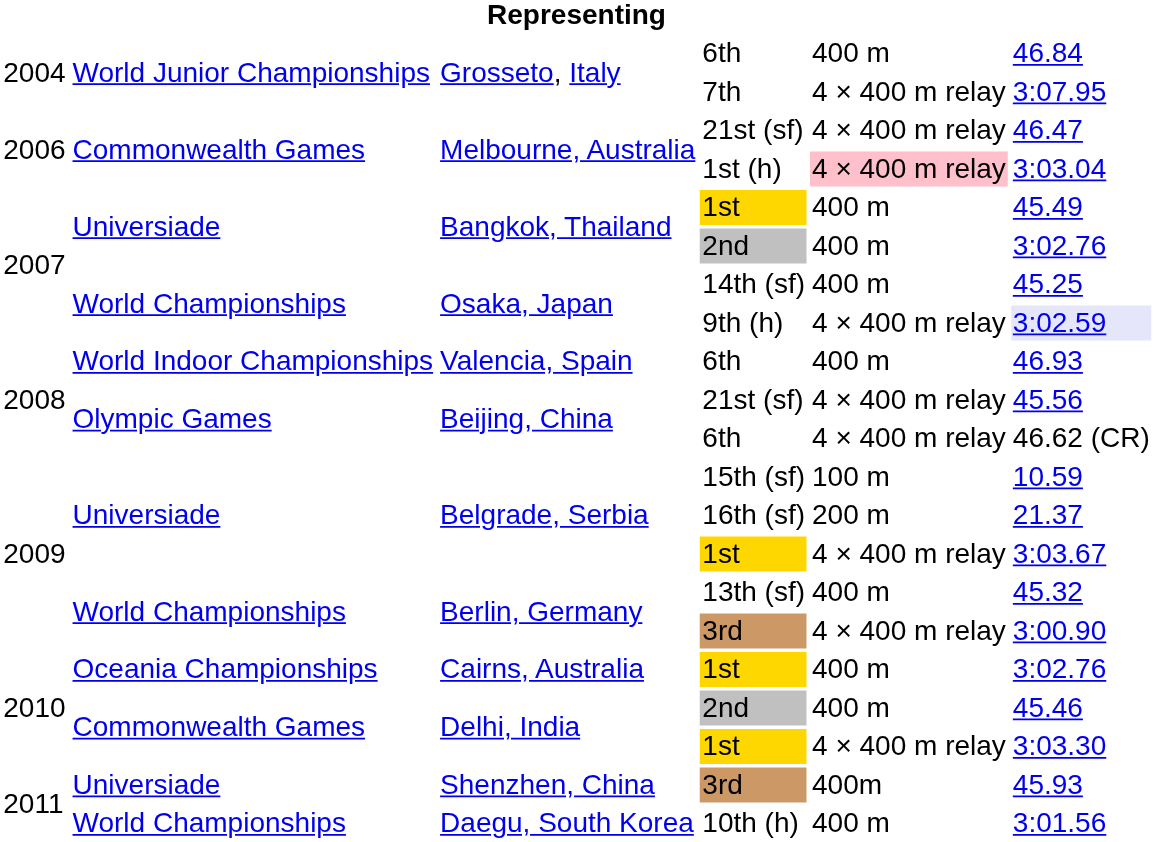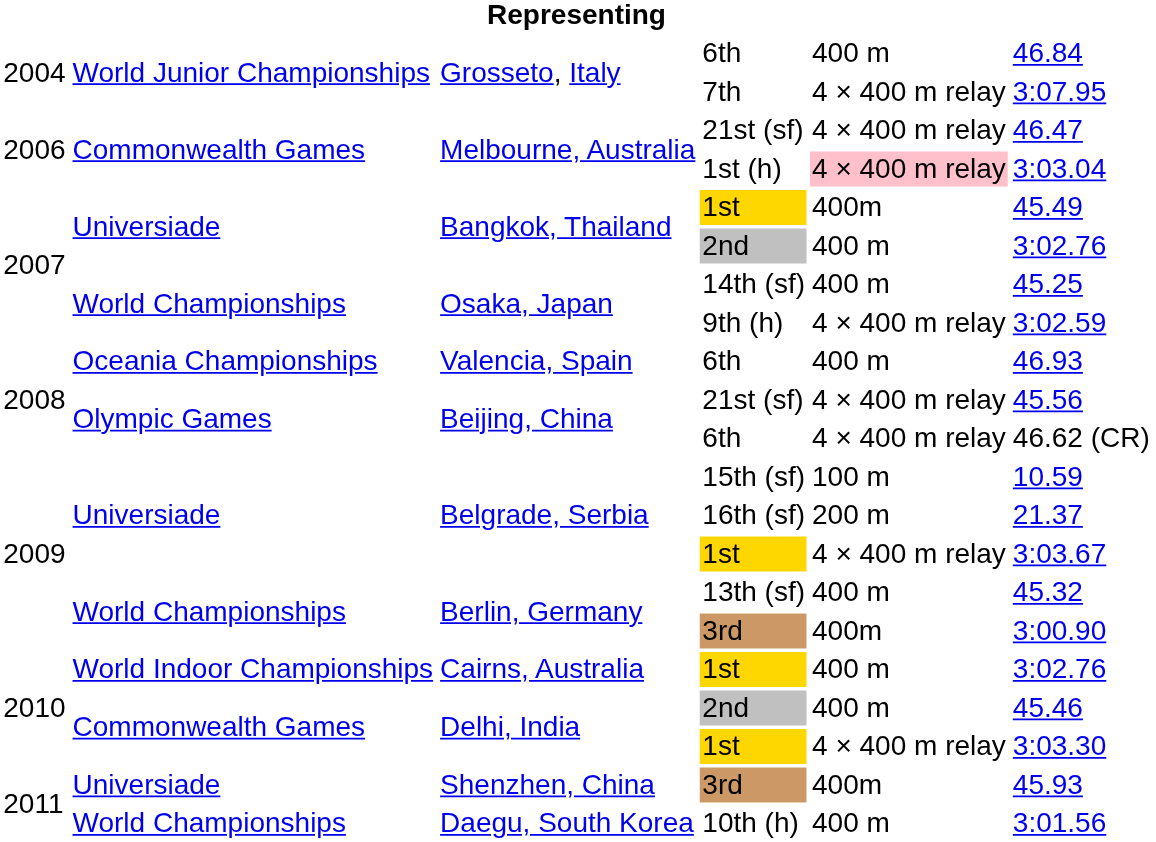(851, 207) 400 m -> (847, 207) 400m
(1060, 322) lavender background -> (1060, 322) no background
(253, 361) World Indoor Championships -> (225, 361) Oceania Championships
(909, 630) 4 × 400 m relay -> (847, 630) 400m
(225, 669) Oceania Championships -> (253, 669) World Indoor Championships
